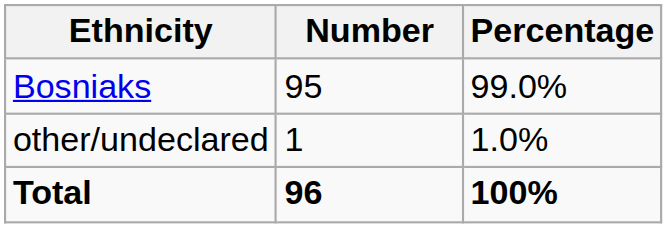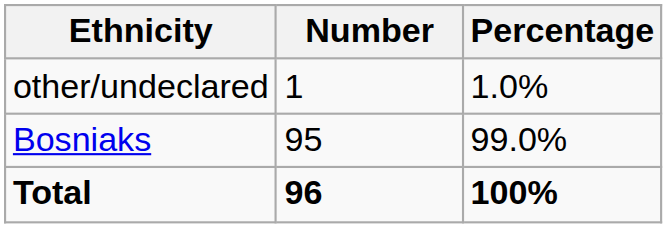rows swapped: (82, 85) <-> (141, 139)
